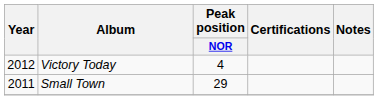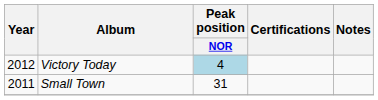(221, 64) no background -> (221, 64) lightblue background
(221, 84) 29 -> (221, 84) 31
